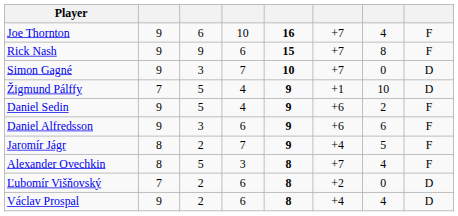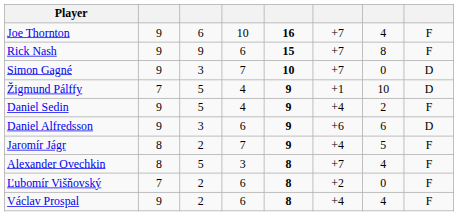(338, 107) +6 -> (338, 107) +4
(429, 126) F -> (429, 126) D
(429, 182) D -> (429, 182) F
(429, 201) D -> (429, 201) F
